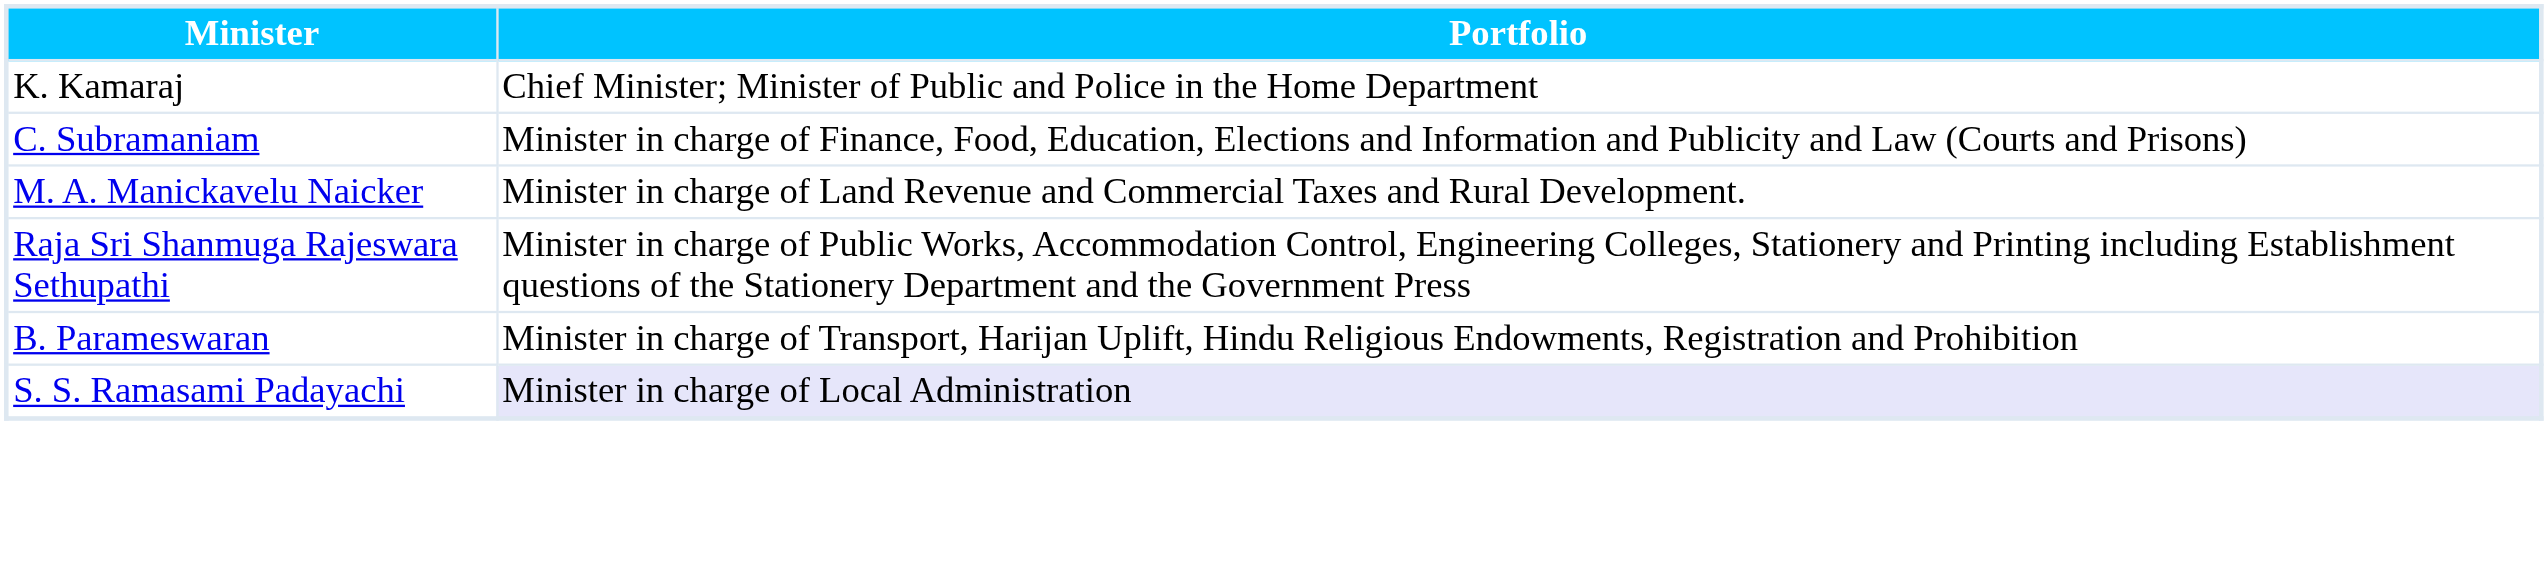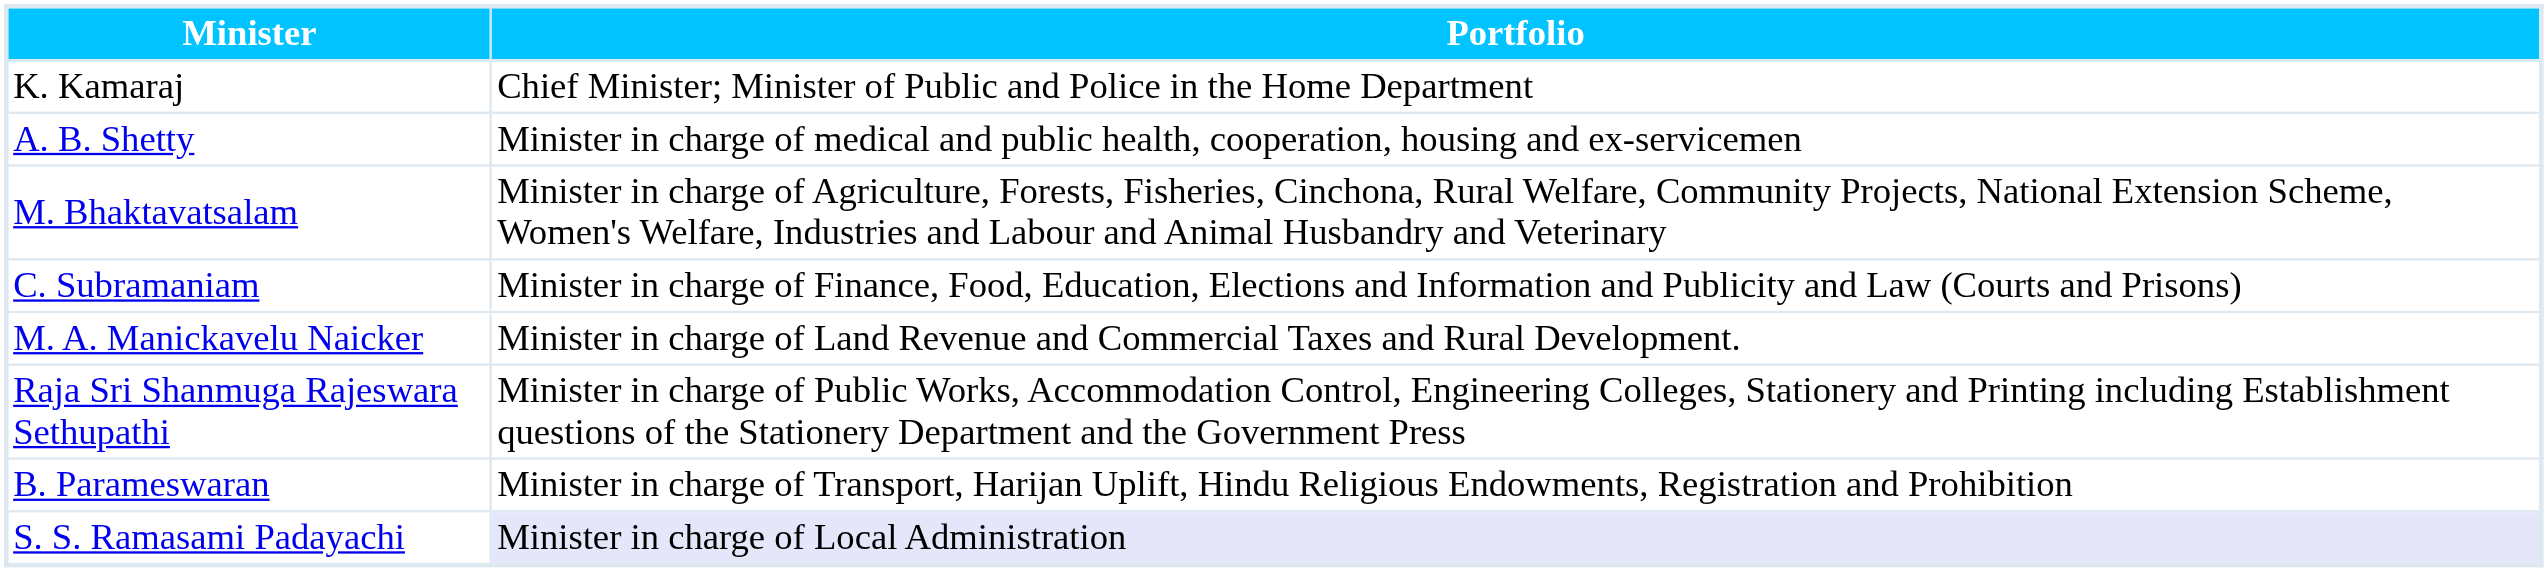+ row: (104, 138)
+ row: (156, 211)
